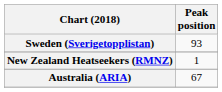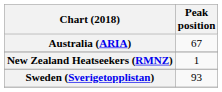rows swapped: (90, 78) <-> (90, 43)
